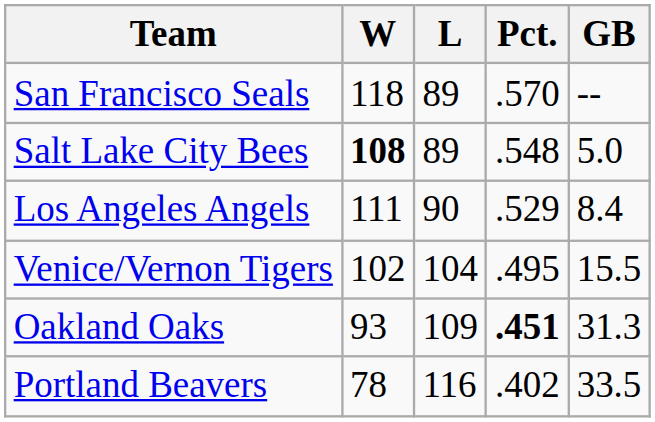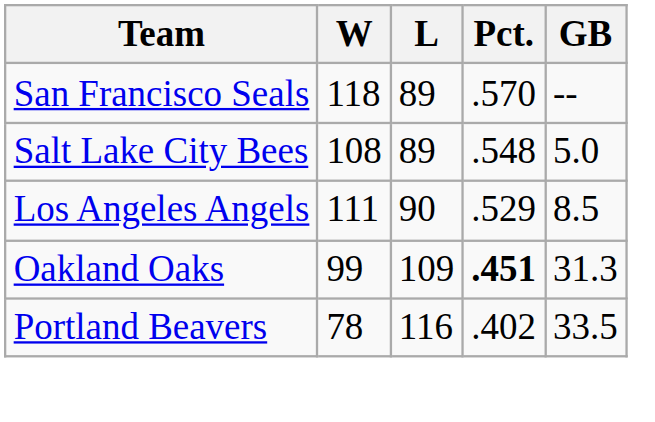(378, 151) bold -> (354, 151) normal
(600, 209) 8.4 -> (576, 209) 8.5
- row: (173, 268)
(368, 326) 93 -> (345, 268) 99
